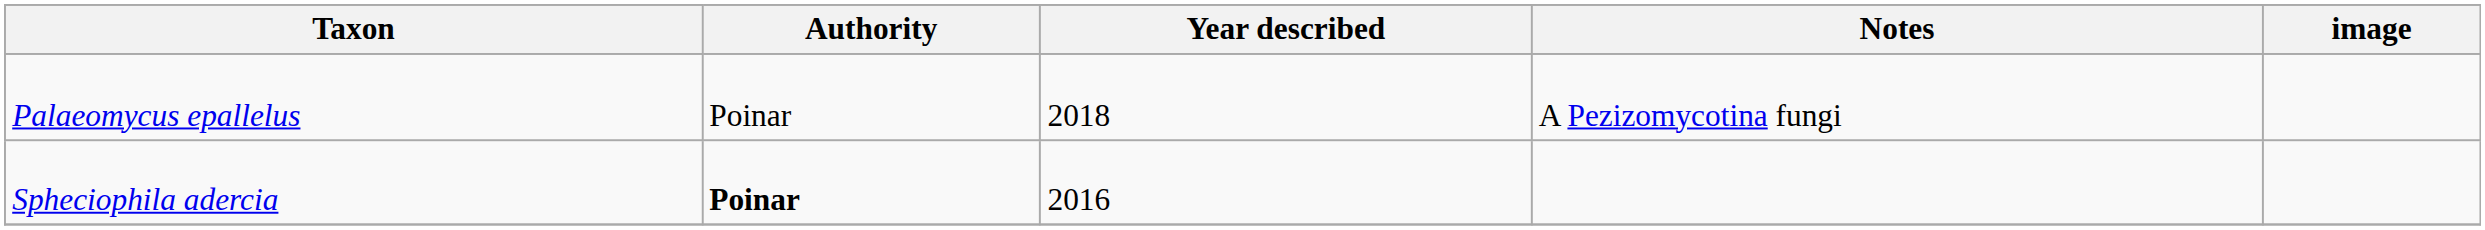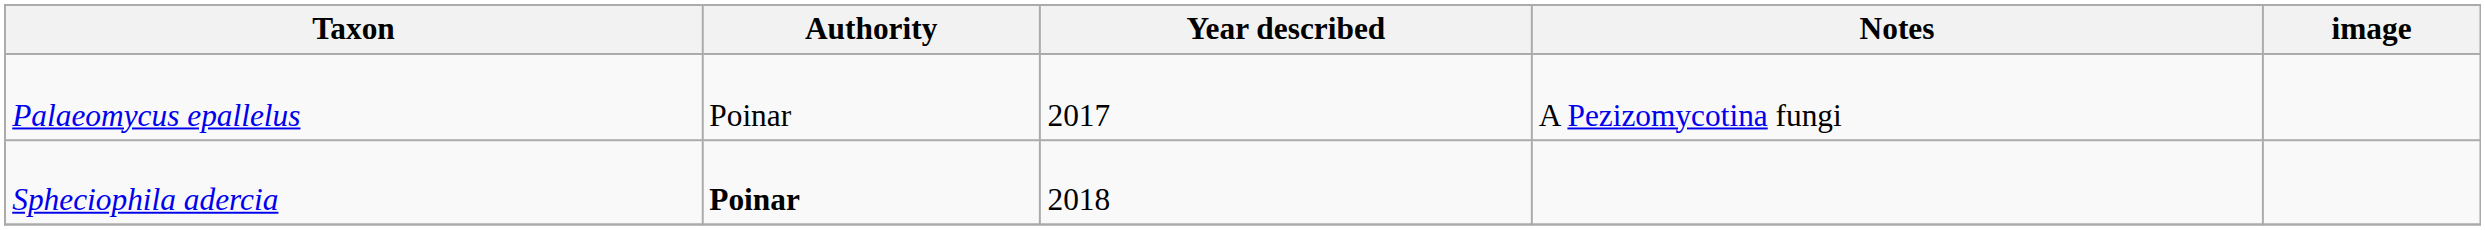(1079, 114) 2018 -> (1079, 114) 2017
(1079, 199) 2016 -> (1079, 199) 2018
